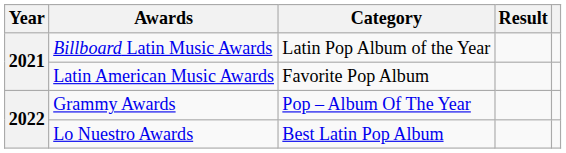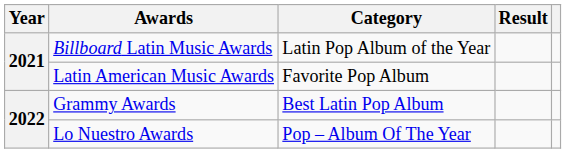(377, 104) Pop – Album Of The Year -> (363, 104) Best Latin Pop Album
(363, 133) Best Latin Pop Album -> (377, 133) Pop – Album Of The Year
